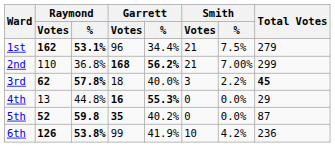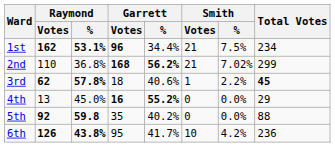(117, 47) normal -> (117, 47) bold
(267, 47) 279 -> (267, 47) 234
(237, 64) 7.00% -> (237, 64) 7.02%
(163, 82) 40.0% -> (163, 82) 40.6%
(187, 82) 3 -> (187, 82) 1
(90, 99) 44.8% -> (90, 99) 45.0%
(163, 99) 55.3% -> (163, 99) 55.2%
(44, 116) 52 -> (44, 116) 92
(117, 116) bold -> (117, 116) normal
(264, 116) 87 -> (264, 116) 88
(90, 133) 53.8% -> (90, 133) 43.8%
(117, 133) 99 -> (117, 133) 95
(163, 133) 41.9% -> (163, 133) 41.7%
